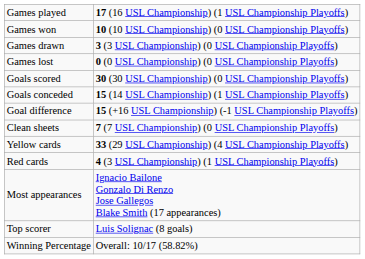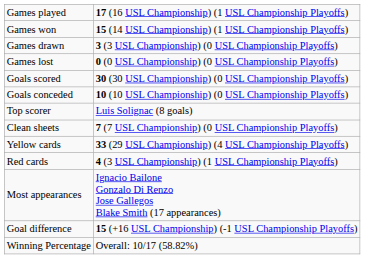(222, 29) 10 (10 USL Championship) (0 USL Championship Playoffs) -> (222, 29) 15 (14 USL Championship) (1 USL Championship Playoffs)
(222, 95) 15 (14 USL Championship) (1 USL Championship Playoffs) -> (222, 95) 10 (10 USL Championship) (0 USL Championship Playoffs)
rows swapped: (39, 111) <-> (29, 229)
